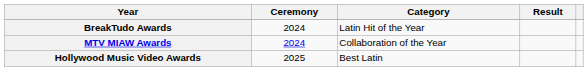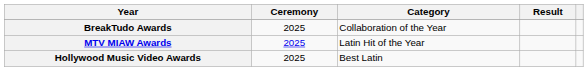(294, 27) 2024 -> (294, 27) 2025
(382, 27) Latin Hit of the Year -> (393, 27) Collaboration of the Year
(294, 43) 2024 -> (294, 43) 2025
(393, 43) Collaboration of the Year -> (382, 43) Latin Hit of the Year
